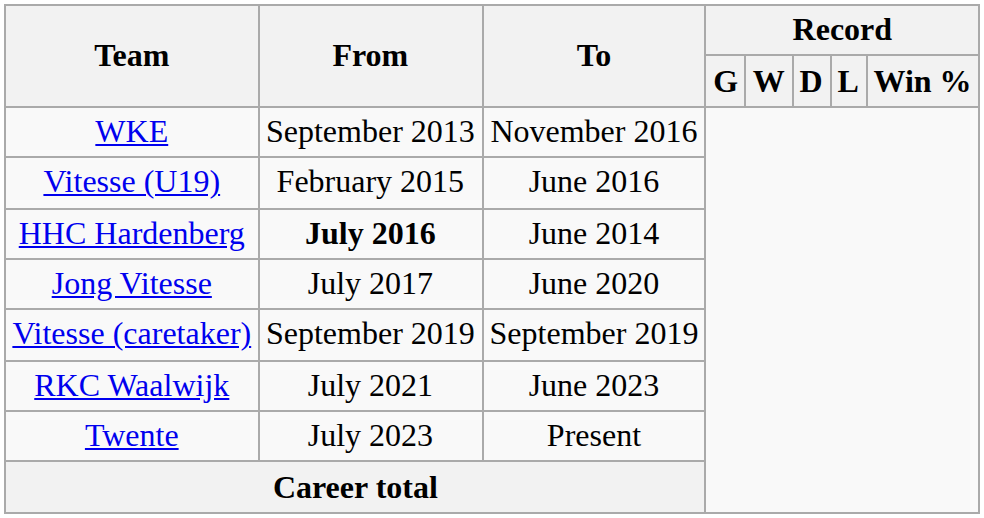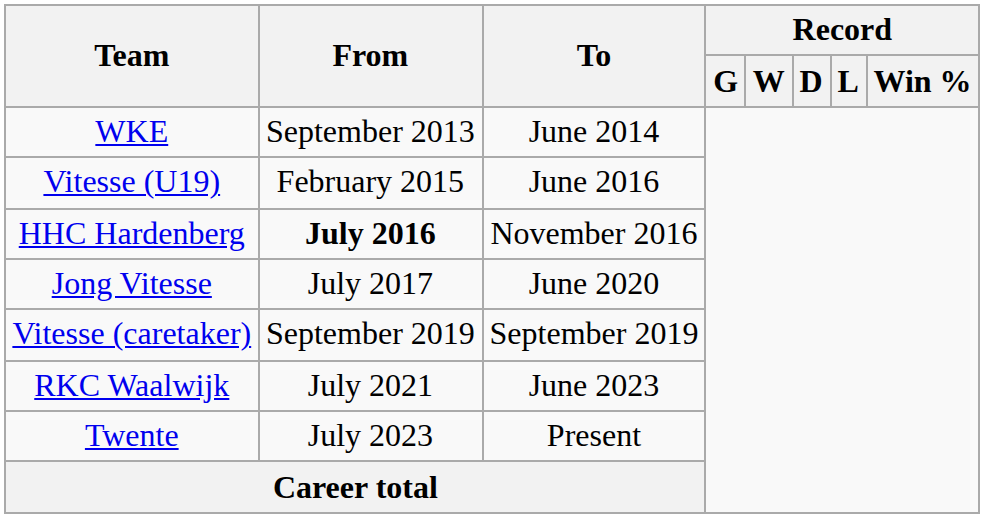(594, 131) November 2016 -> (594, 131) June 2014
(594, 232) June 2014 -> (594, 232) November 2016
